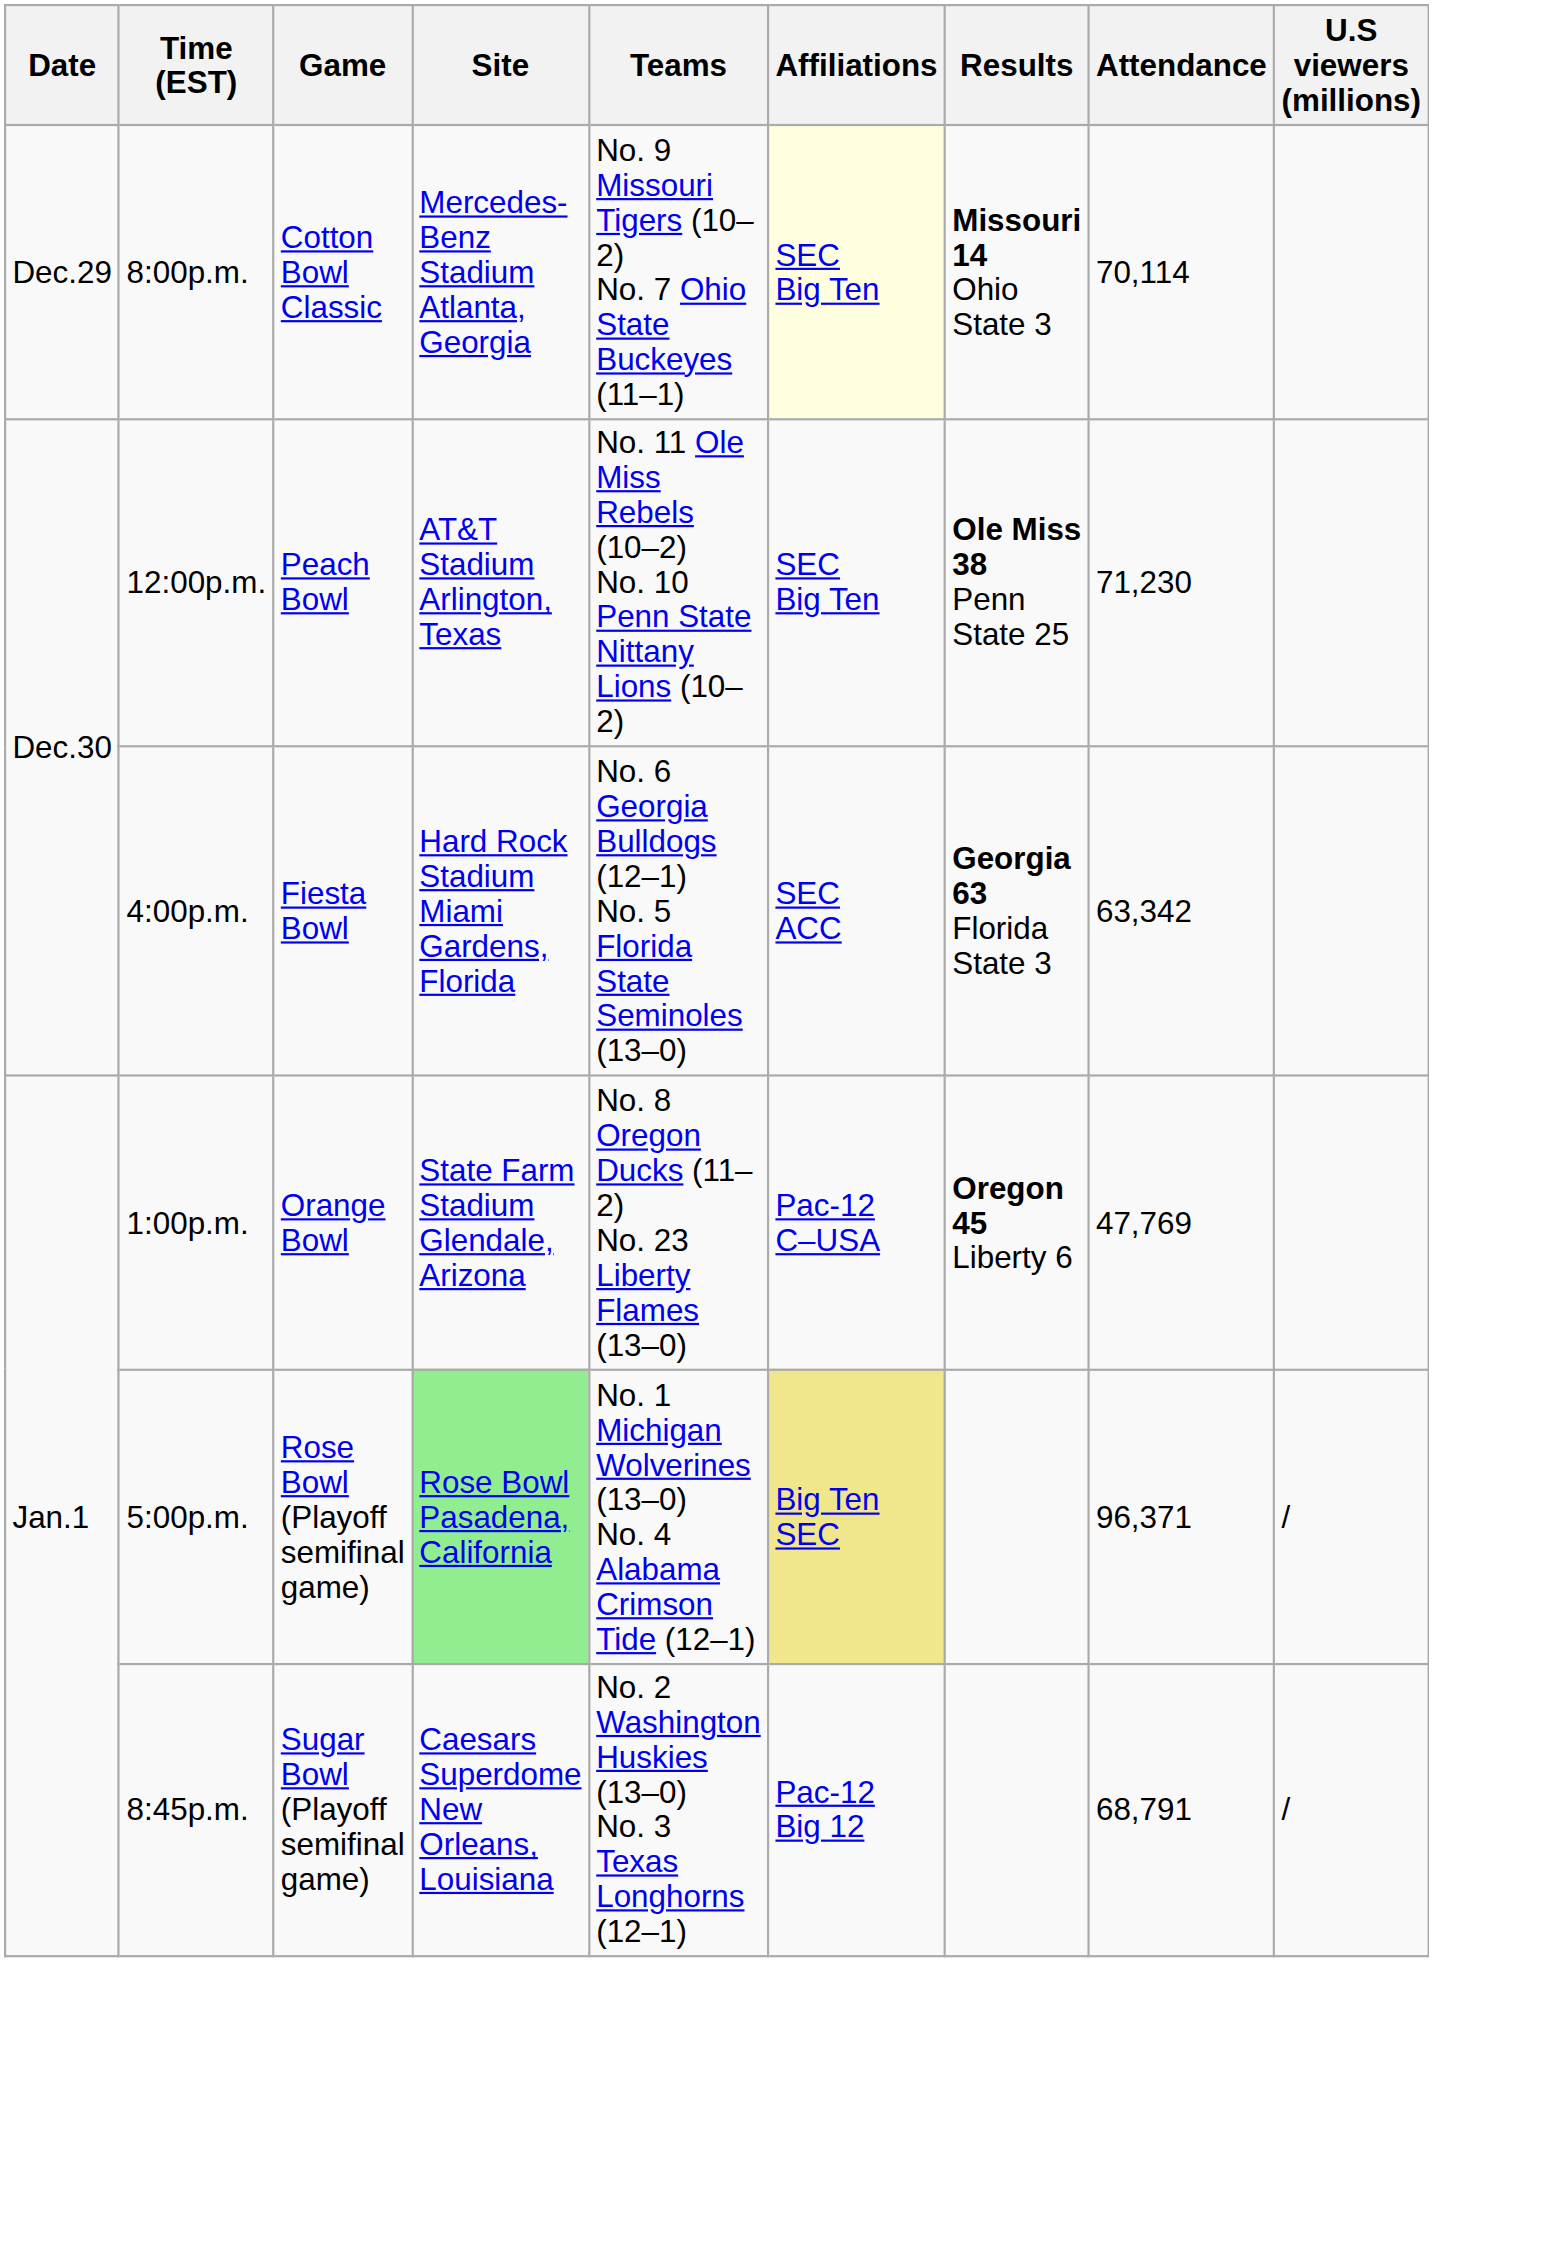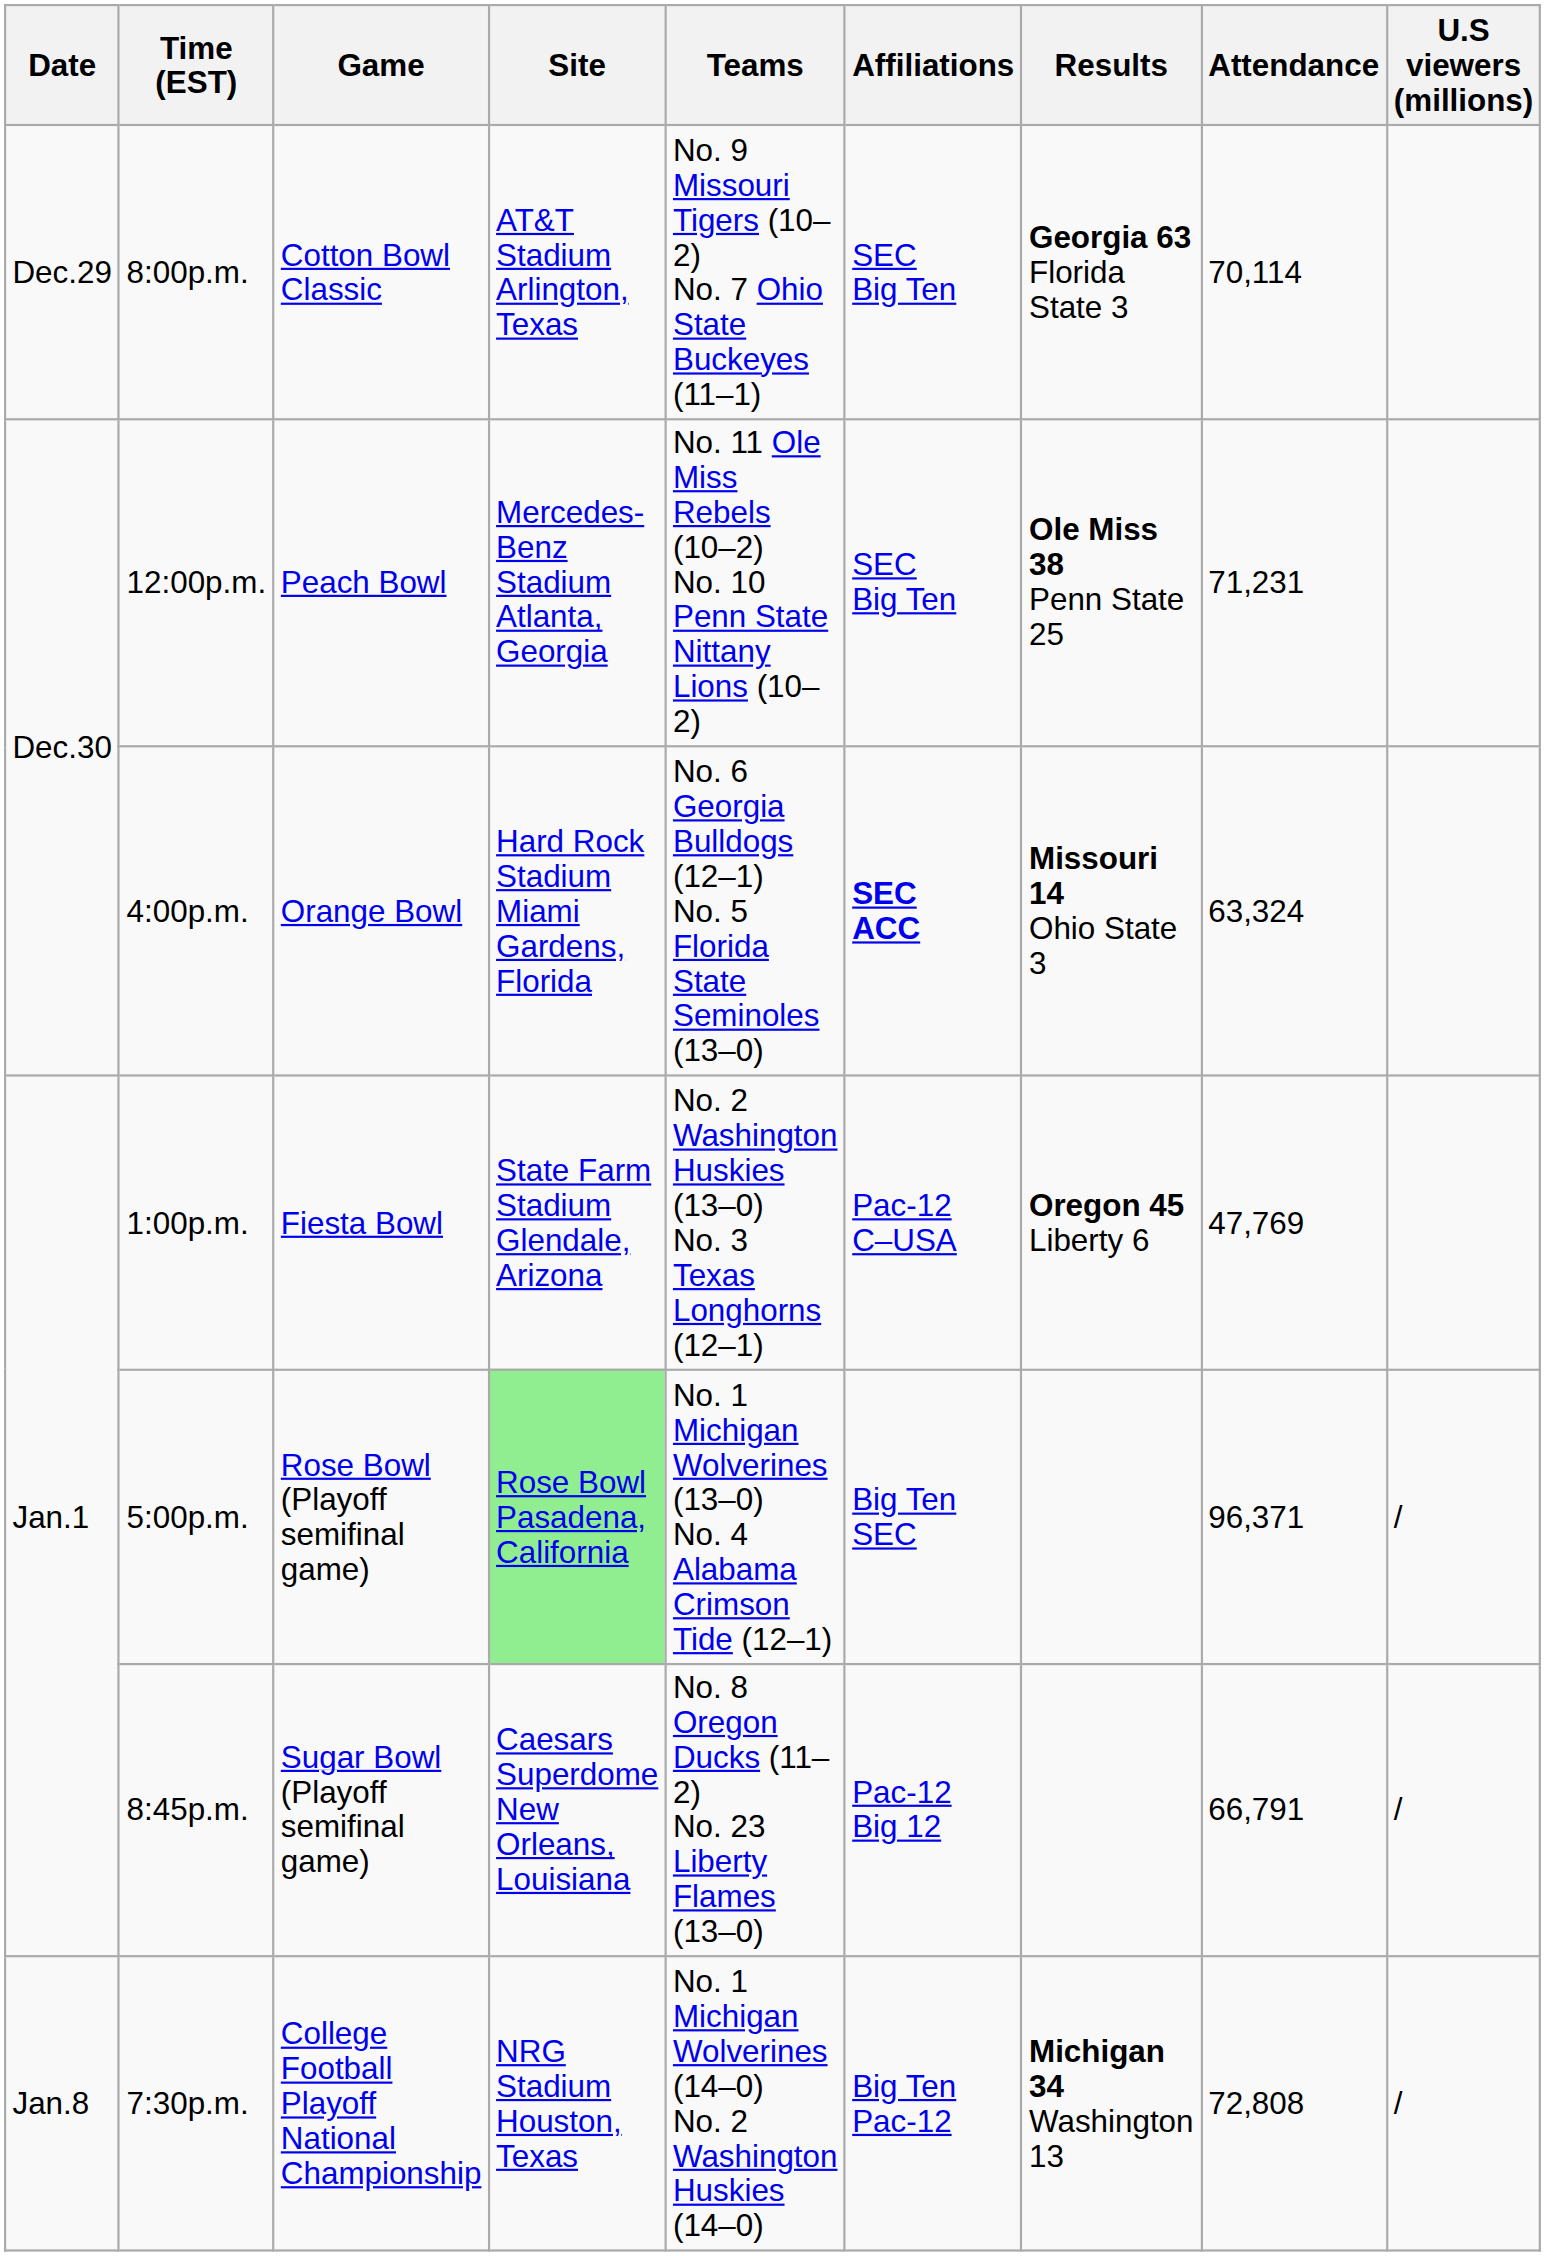(493, 272) Mercedes-Benz Stadium Atlanta, Georgia -> (562, 272) AT&T Stadium Arlington, Texas
(827, 272) lightyellow background -> (904, 272) no background
(1017, 272) Missouri 14 Ohio State 3 -> (1110, 272) Georgia 63 Florida State 3
(486, 583) AT&T Stadium Arlington, Texas -> (570, 583) Mercedes-Benz Stadium Atlanta, Georgia
(1144, 583) 71,230 -> (1256, 583) 71,231
(324, 912) Fiesta Bowl -> (372, 912) Orange Bowl
(809, 912) normal -> (886, 912) bold
(1012, 912) Georgia 63 Florida State 3 -> (1103, 912) Missouri 14 Ohio State 3
(1144, 912) 63,342 -> (1256, 912) 63,324
(333, 1223) Orange Bowl -> (362, 1223) Fiesta Bowl
(674, 1223) No. 8 Oregon Ducks (11–2) No. 23 Liberty Flames (13–0) -> (755, 1223) No. 2 Washington Huskies (13–0) No. 3 Texas Longhorns (12–1)
(827, 1516) khaki background -> (904, 1516) no background
(678, 1810) No. 2 Washington Huskies (13–0) No. 3 Texas Longhorns (12–1) -> (751, 1810) No. 8 Oregon Ducks (11–2) No. 23 Liberty Flames (13–0)
(1144, 1810) 68,791 -> (1256, 1810) 66,791
+ row: (188, 2104)
